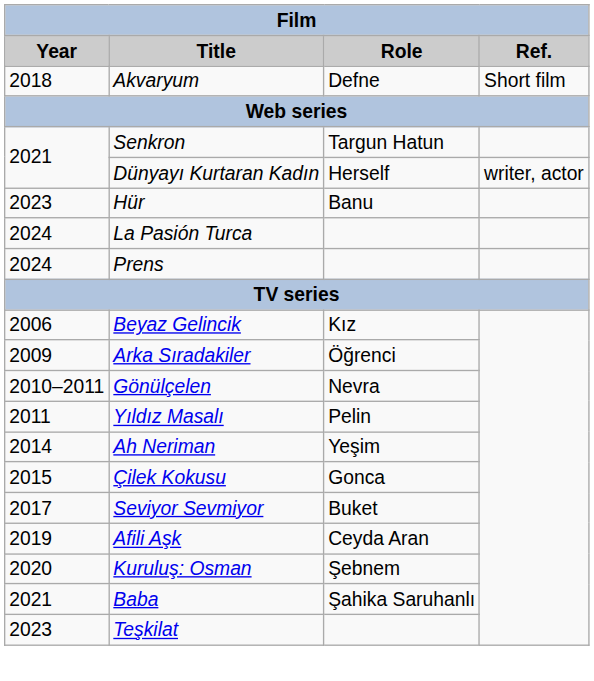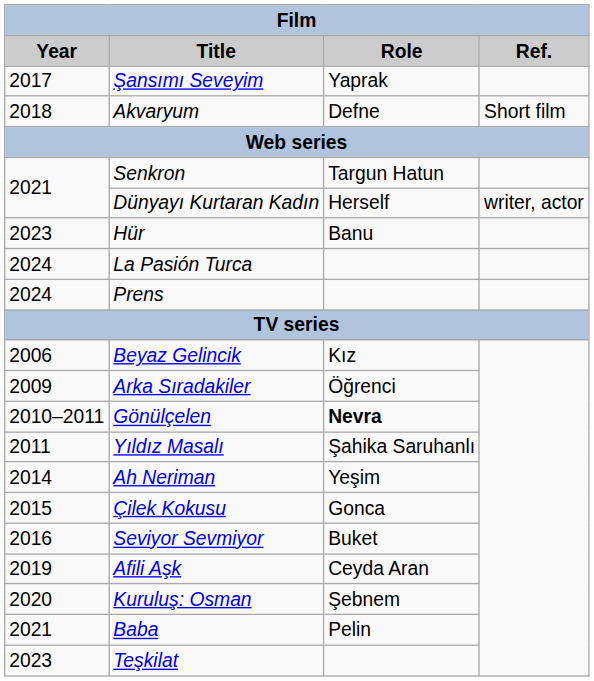+ row: (188, 81)
(354, 386) normal -> (355, 417) bold
(350, 417) Pelin -> (402, 447) Şahika Saruhanlı
(31, 508) 2017 -> (31, 539) 2016
(402, 600) Şahika Saruhanlı -> (350, 630) Pelin
